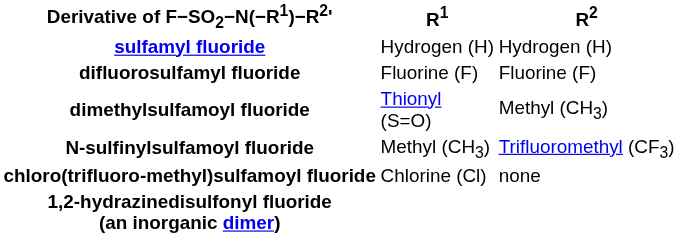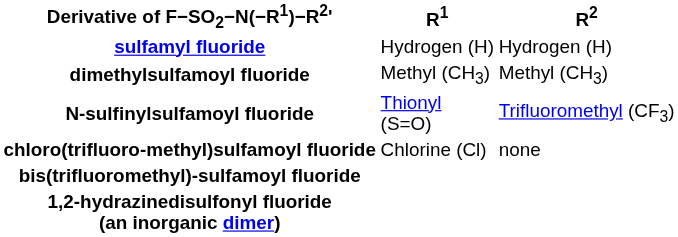- row: (190, 72)
(411, 109) Thionyl (S=O) -> (435, 75) Methyl (CH3)
(435, 148) Methyl (CH3) -> (411, 113) Thionyl (S=O)
+ row: (190, 175)
